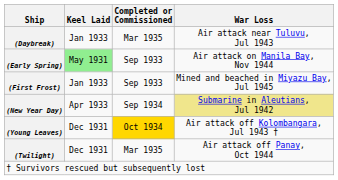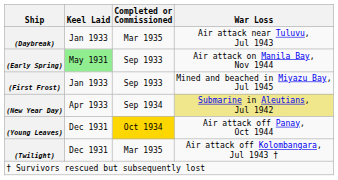(254, 128) Air attack off Kolombangara, Jul 1943 † -> (254, 128) Air attack off Panay, Oct 1944
(254, 150) Air attack off Panay, Oct 1944 -> (254, 150) Air attack off Kolombangara, Jul 1943 †
